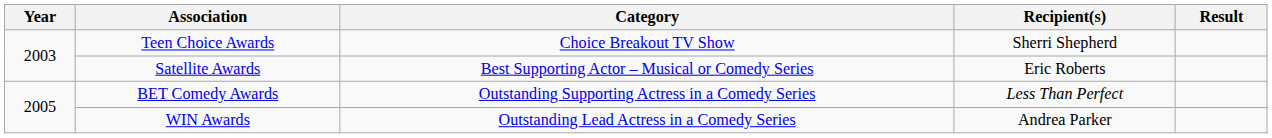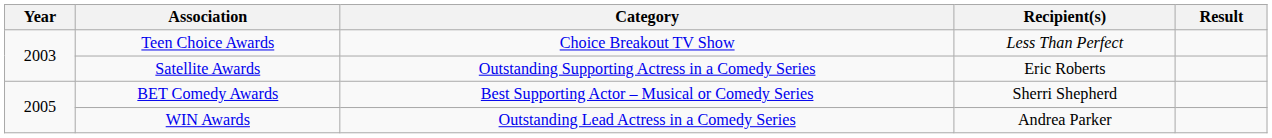(1065, 42) Sherri Shepherd -> (1065, 42) Less Than Perfect
(647, 68) Best Supporting Actor – Musical or Comedy Series -> (647, 68) Outstanding Supporting Actress in a Comedy Series
(647, 94) Outstanding Supporting Actress in a Comedy Series -> (647, 94) Best Supporting Actor – Musical or Comedy Series
(1065, 94) Less Than Perfect -> (1065, 94) Sherri Shepherd
